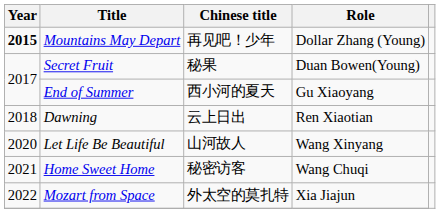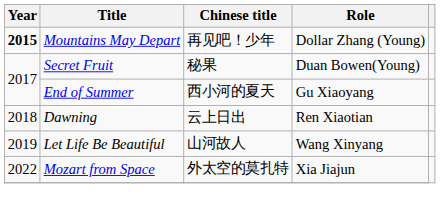(22, 143) 2020 -> (22, 143) 2019
- row: (99, 169)
